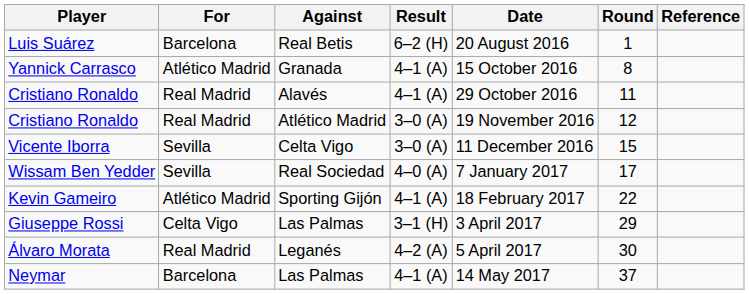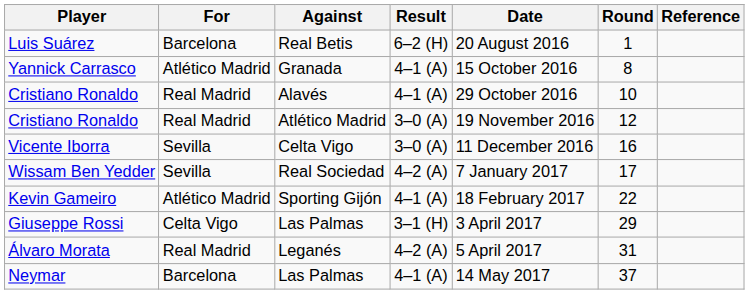(628, 95) 11 -> (628, 95) 10
(628, 146) 15 -> (628, 146) 16
(421, 172) 4–0 (A) -> (421, 172) 4–2 (A)
(628, 250) 30 -> (628, 250) 31
